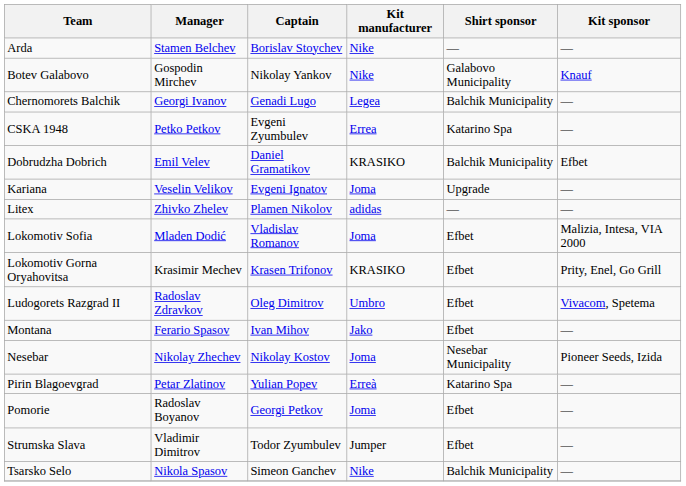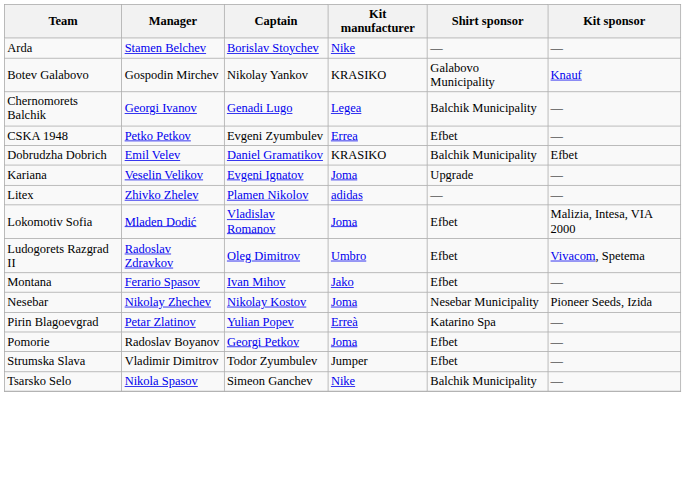(362, 75) Nike -> (359, 75) KRASIKO
(479, 128) Katarino Spa -> (444, 135) Efbet
- row: (52, 269)
